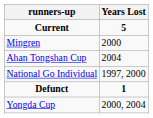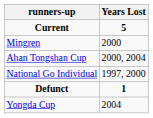(111, 58) 2004 -> (124, 58) 2000, 2004
(124, 105) 2000, 2004 -> (111, 105) 2004
